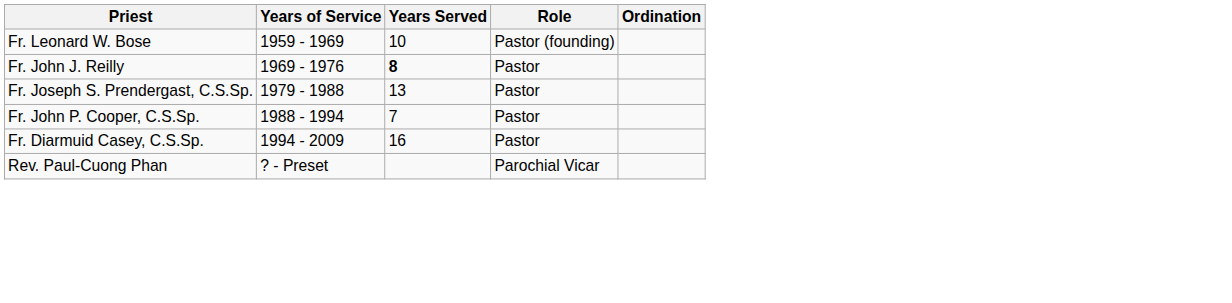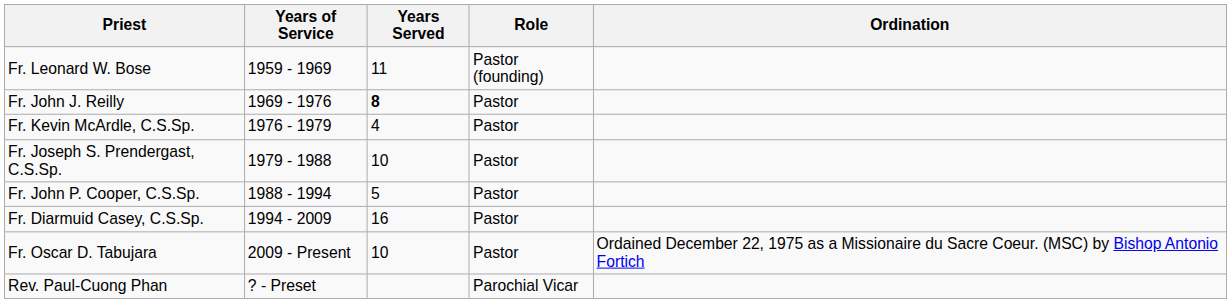(397, 41) 10 -> (379, 68) 11
+ row: (101, 126)
(397, 91) 13 -> (380, 160) 10
(393, 116) 7 -> (375, 194) 5
+ row: (82, 252)
